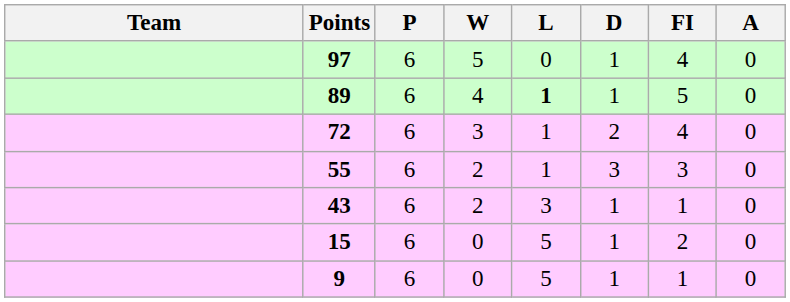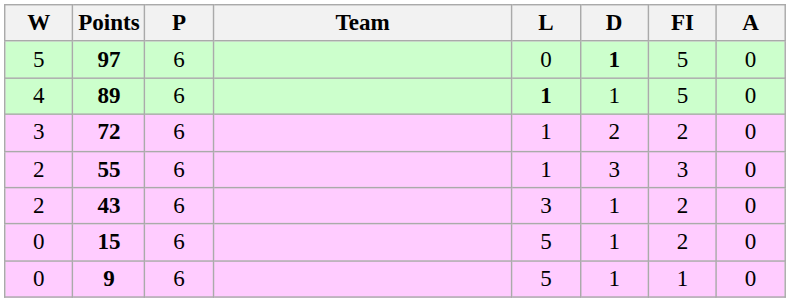columns swapped: (154, 22) <-> (478, 22)
(614, 59) normal -> (614, 59) bold
(682, 59) 4 -> (682, 59) 5
(682, 132) 4 -> (682, 132) 2
(682, 205) 1 -> (682, 205) 2
